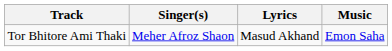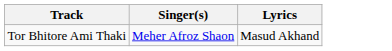- column: (355, 14)
